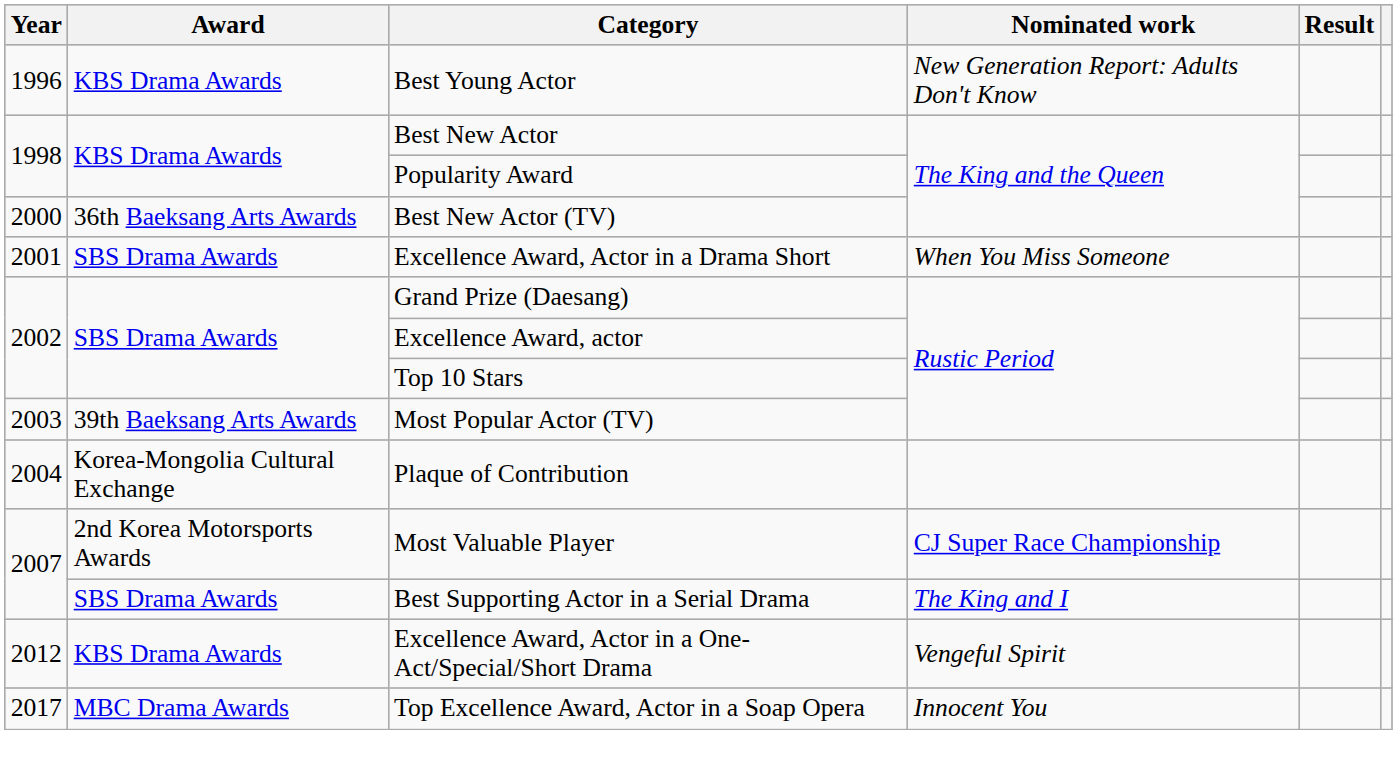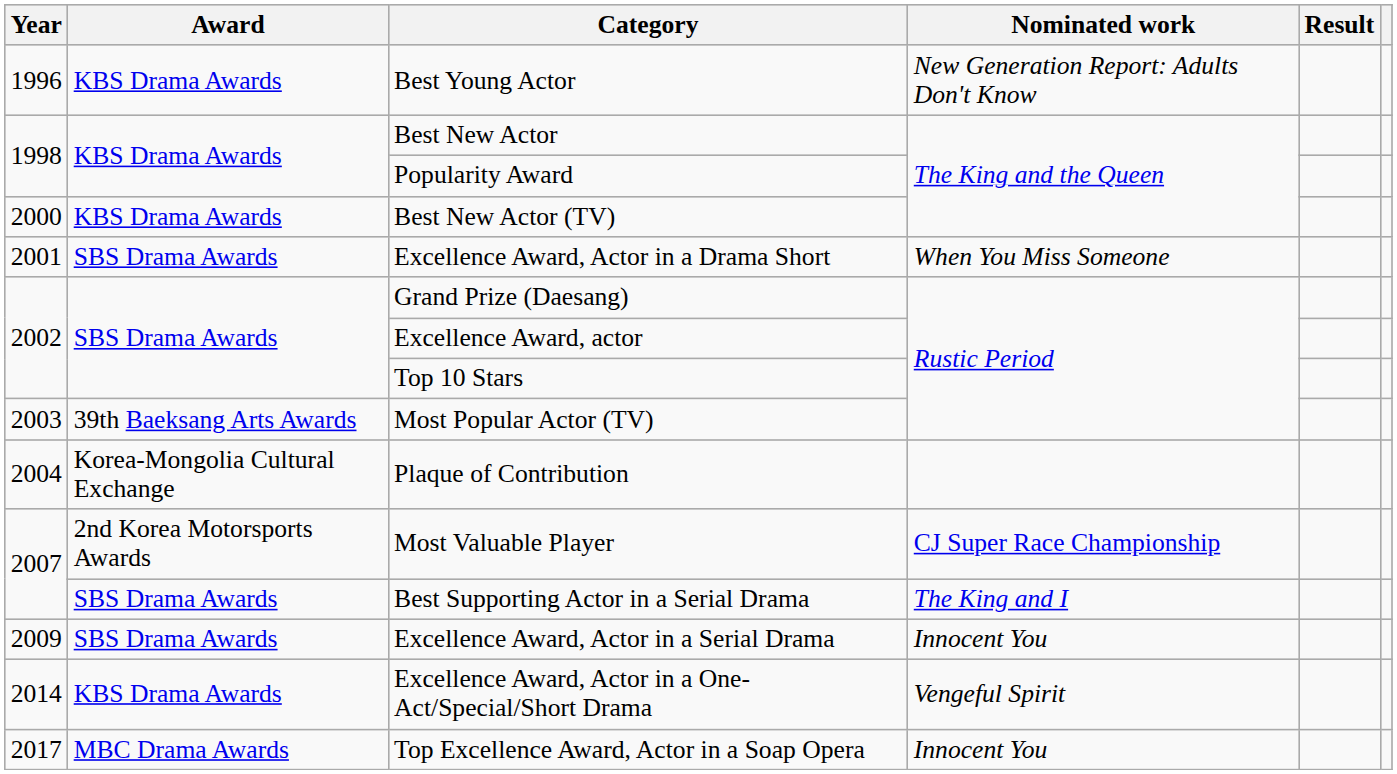(215, 216) 36th Baeksang Arts Awards -> (178, 216) KBS Drama Awards
+ row: (614, 639)
(36, 653) 2012 -> (36, 694) 2014
